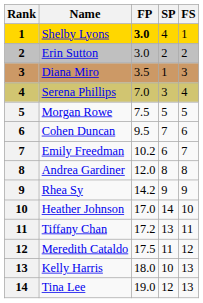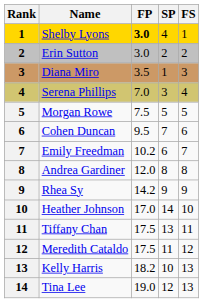(145, 229) 17.2 -> (145, 229) 17.5
(145, 268) 18.0 -> (145, 268) 18.2
